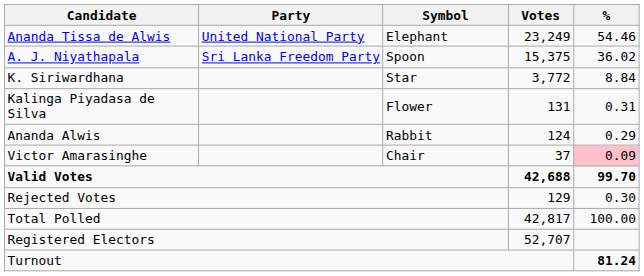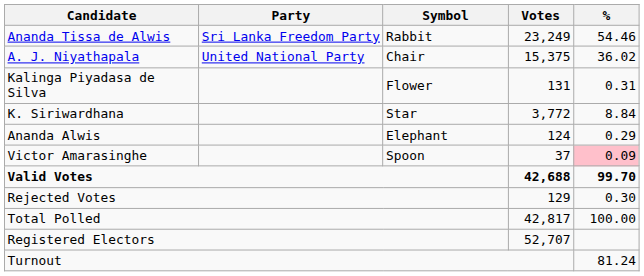(283, 36) United National Party -> (291, 36) Sri Lanka Freedom Party
(417, 36) Elephant -> (409, 36) Rabbit
(291, 57) Sri Lanka Freedom Party -> (283, 57) United National Party
(405, 57) Spoon -> (405, 57) Chair
rows swapped: (66, 78) <-> (81, 106)
(409, 135) Rabbit -> (417, 135) Elephant
(405, 156) Chair -> (405, 156) Spoon
(617, 261) bold -> (617, 261) normal
